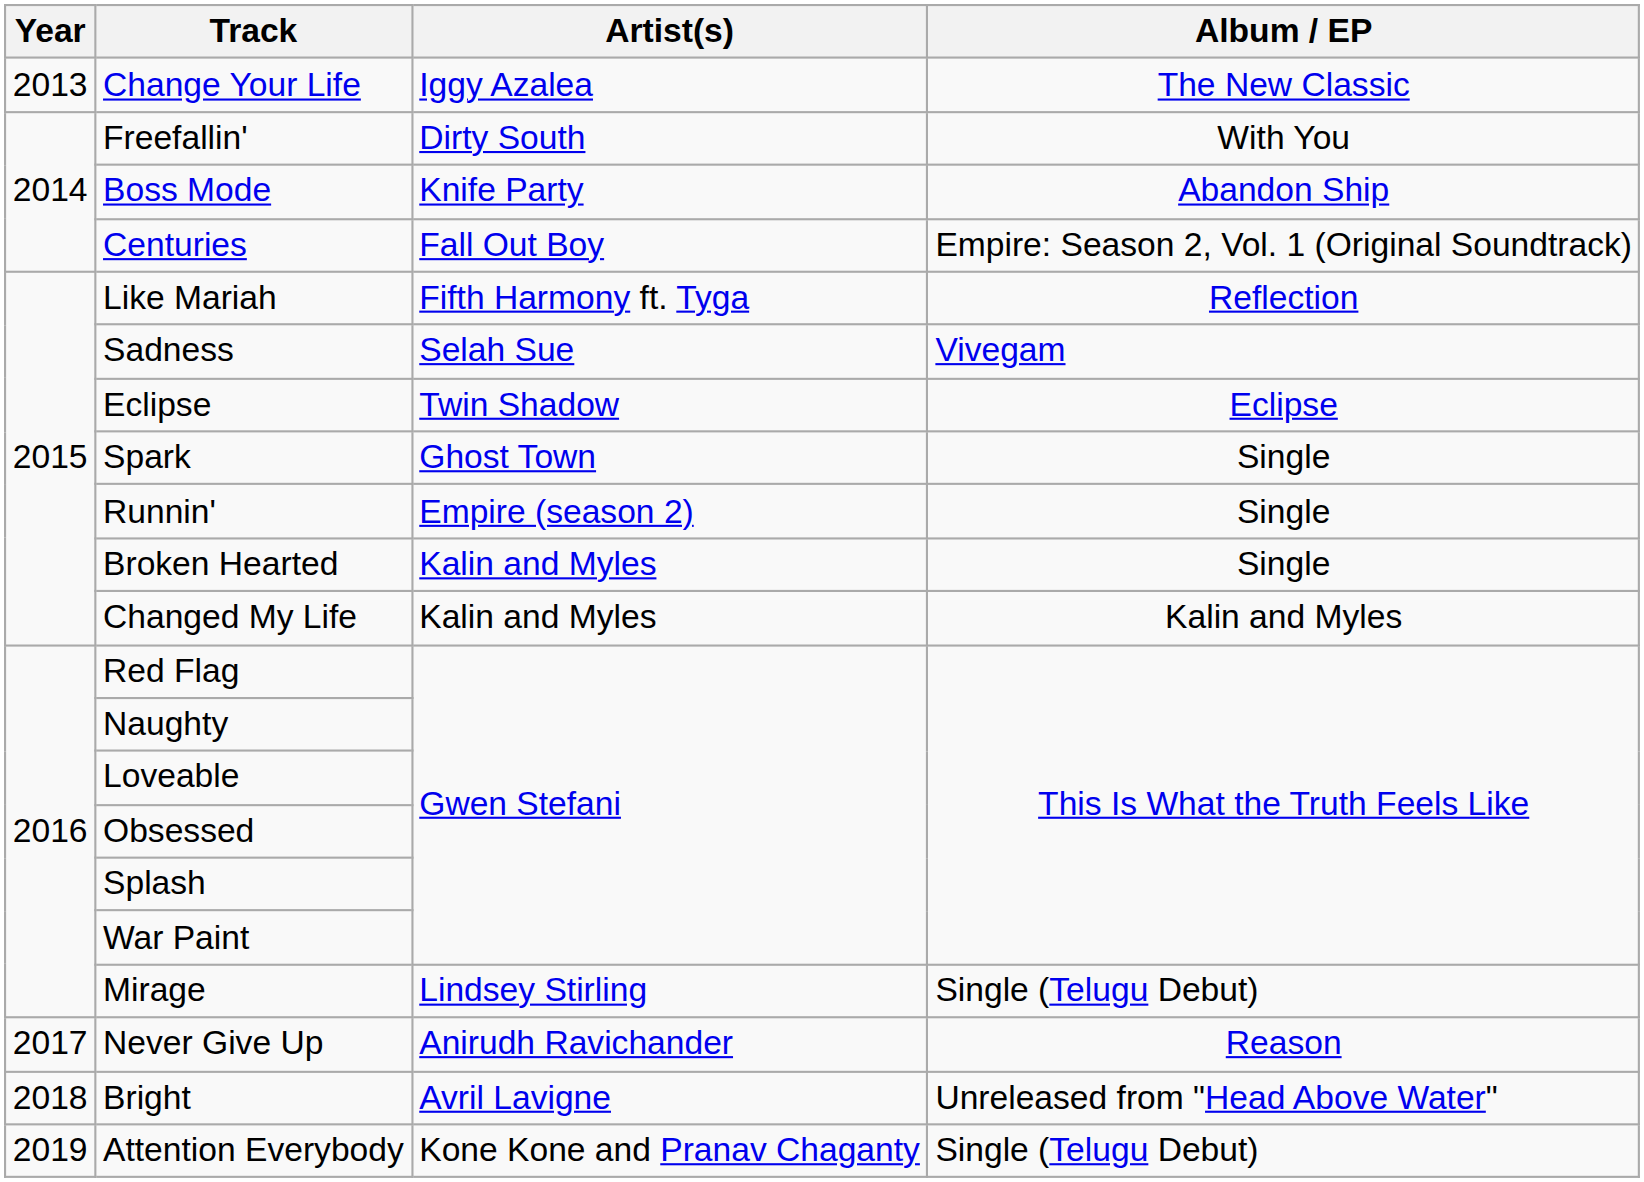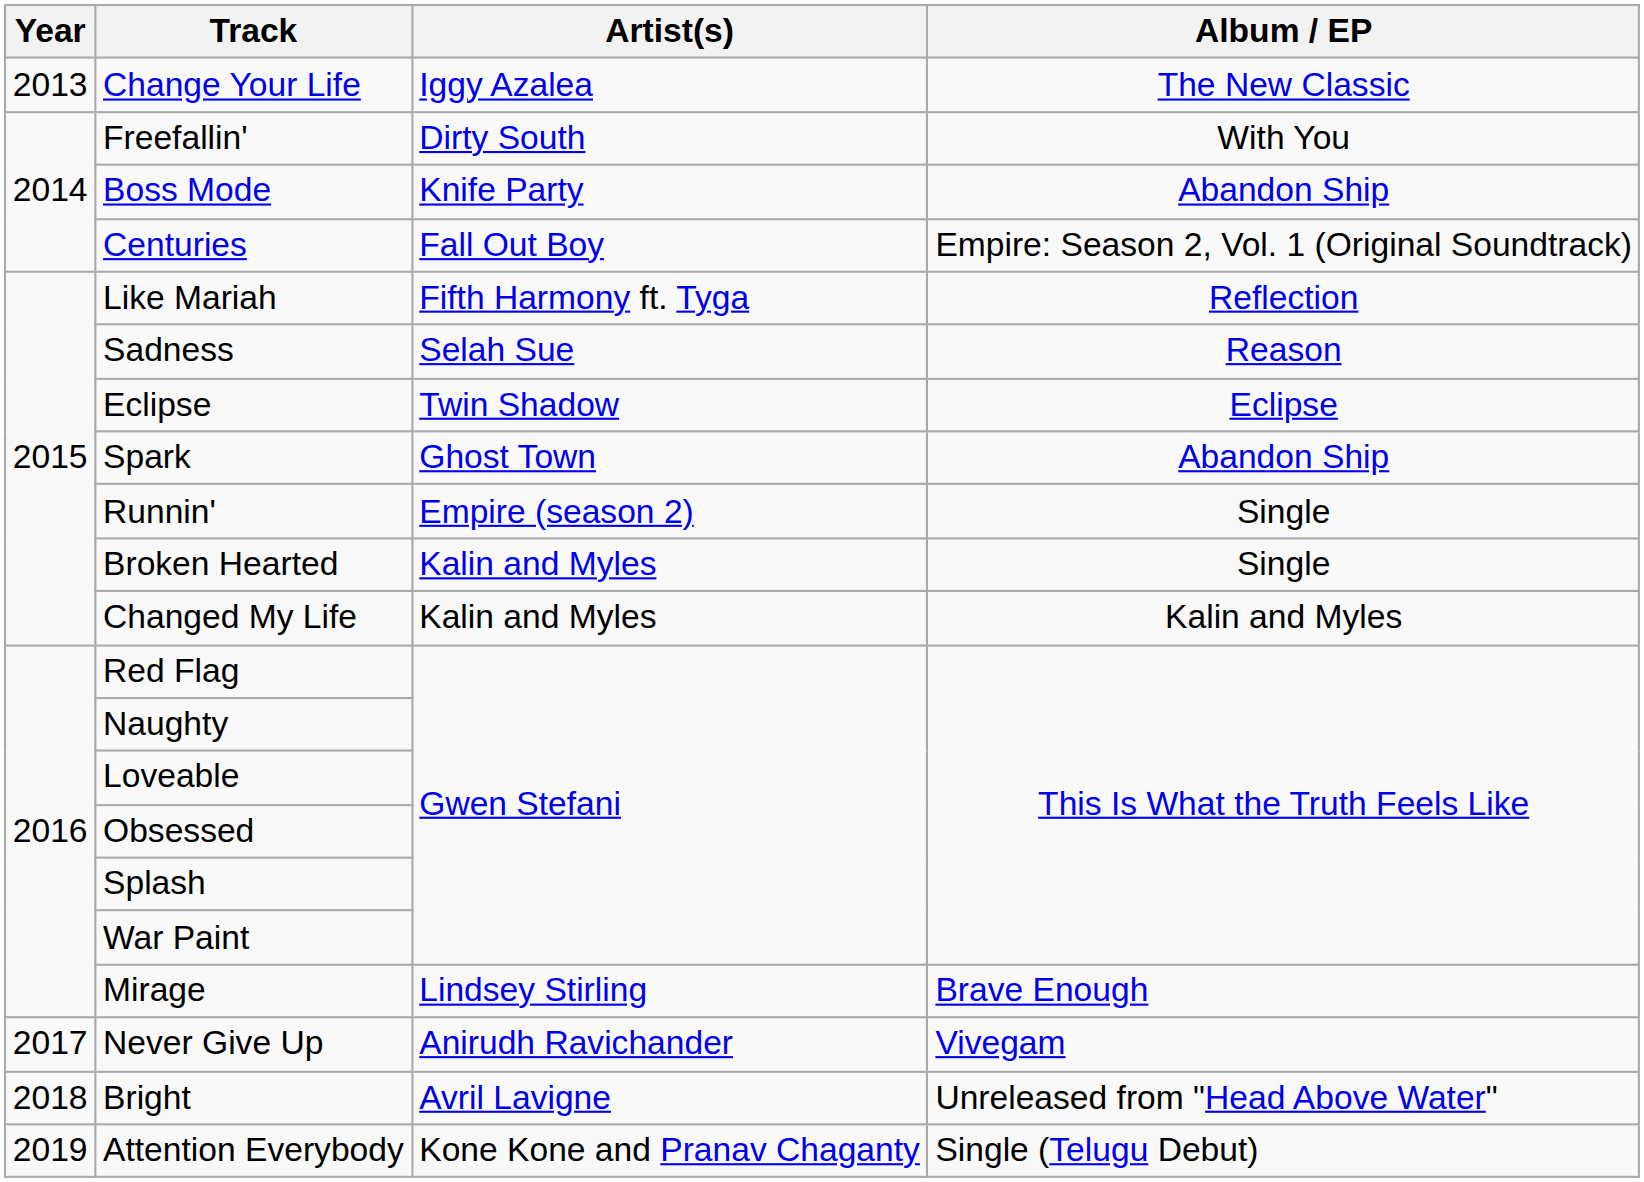(1000, 350) Vivegam -> (1284, 350) Reason
(1284, 457) Single -> (1284, 457) Abandon Ship
(1097, 990) Single (Telugu Debut) -> (1042, 990) Brave Enough
(1284, 1043) Reason -> (1000, 1043) Vivegam
